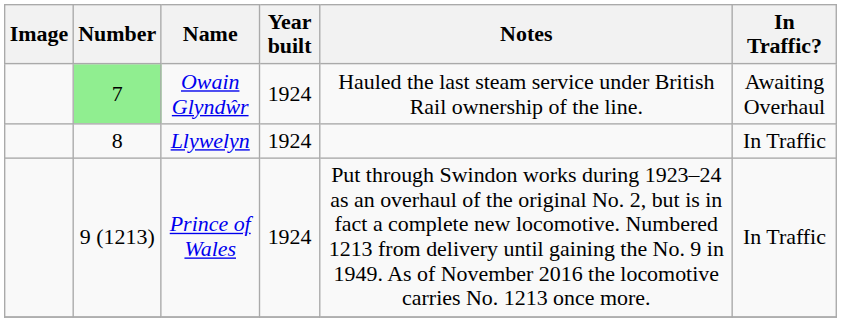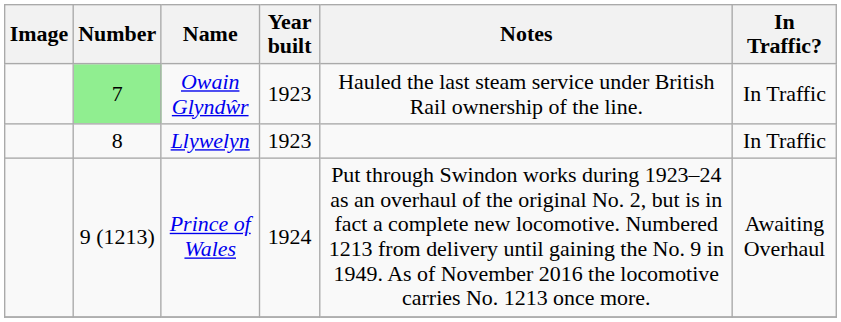(290, 93) 1924 -> (290, 93) 1923
(784, 93) Awaiting Overhaul -> (784, 93) In Traffic
(290, 140) 1924 -> (290, 140) 1923
(784, 237) In Traffic -> (784, 237) Awaiting Overhaul
